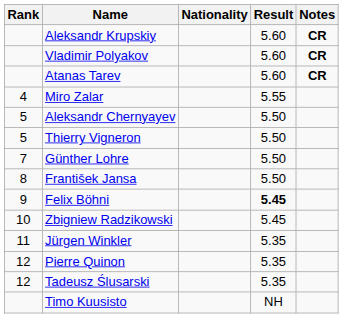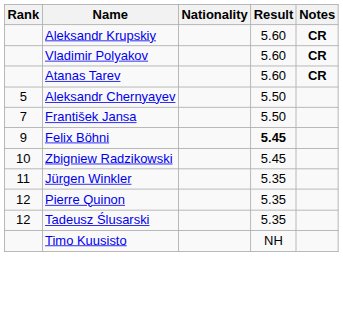- row: (74, 96)
- row: (93, 138)
- row: (87, 158)
(23, 179) 8 -> (23, 117) 7
